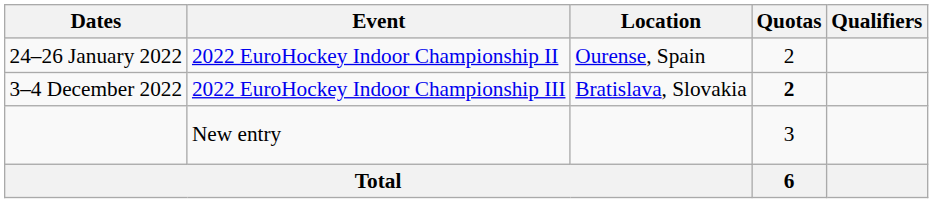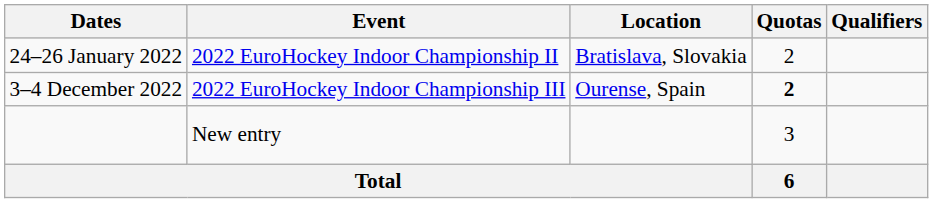(640, 55) Ourense, Spain -> (661, 55) Bratislava, Slovakia
(661, 88) Bratislava, Slovakia -> (640, 88) Ourense, Spain
